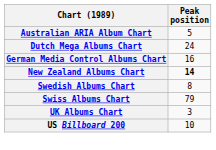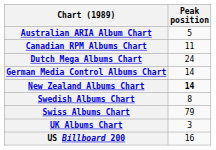+ row: (86, 46)
(190, 60) 16 -> (190, 73) 14
(190, 125) 10 -> (190, 138) 16
